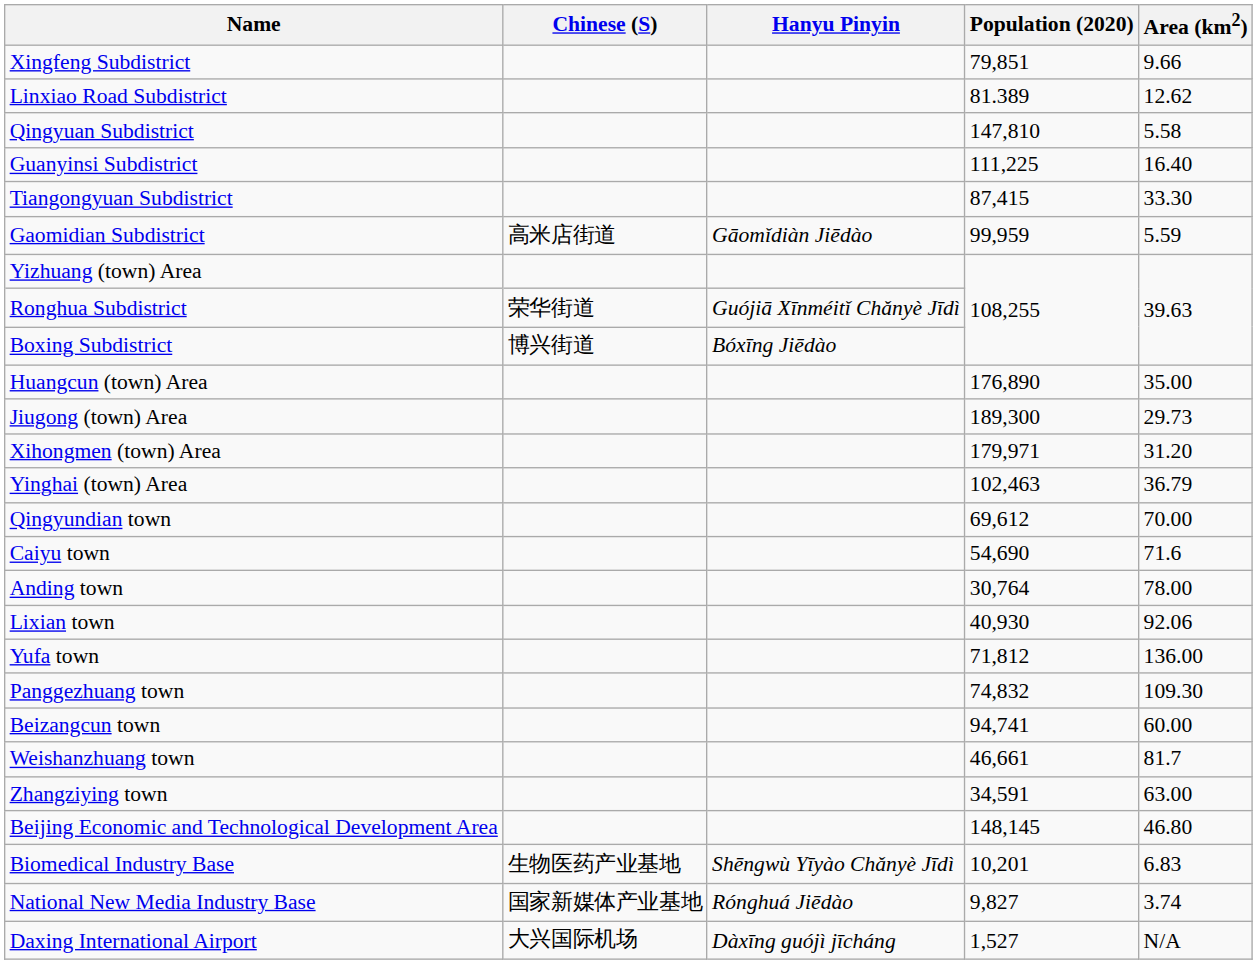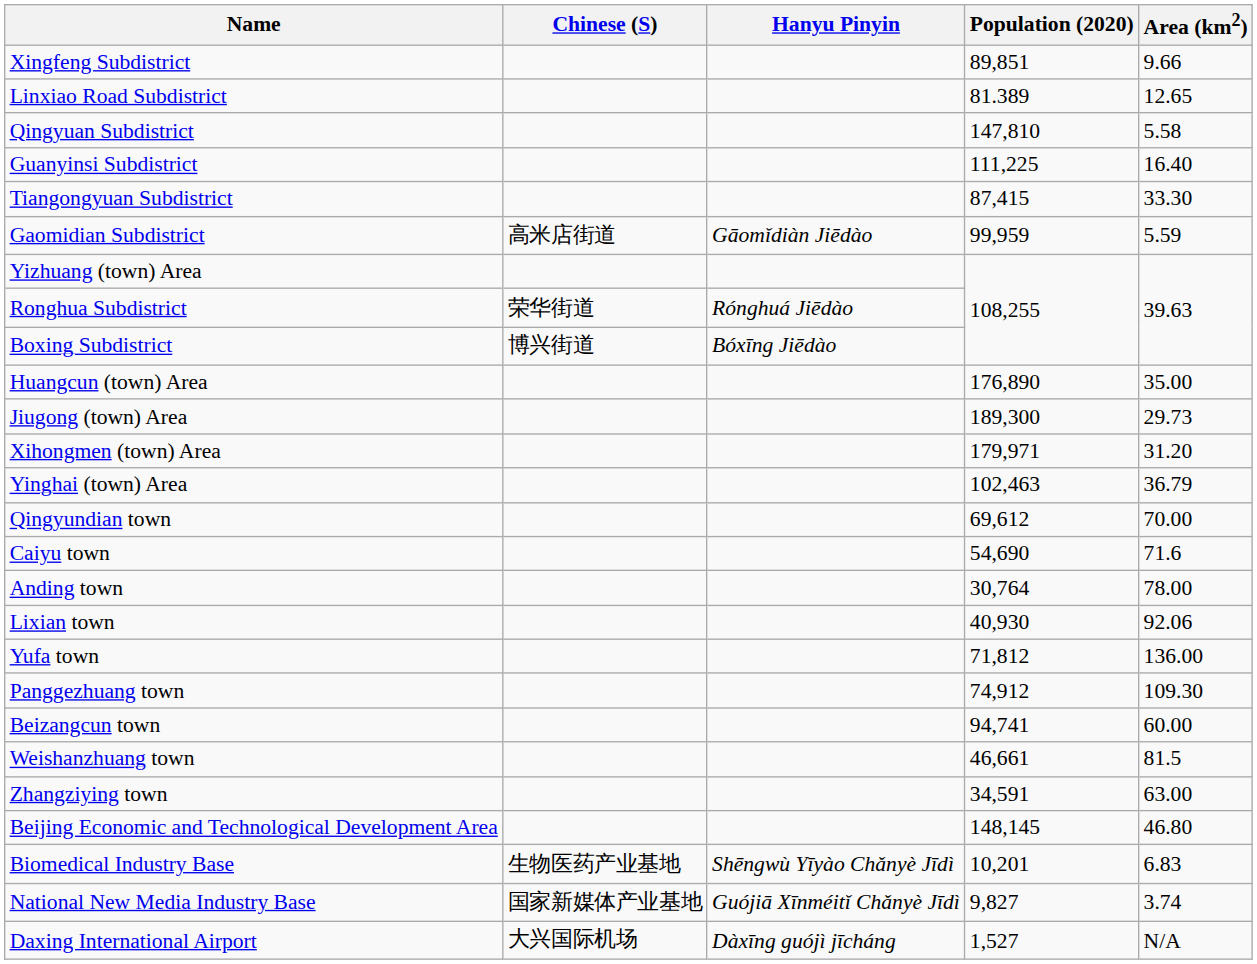(1000, 61) 79,851 -> (1000, 61) 89,851
(1168, 95) 12.62 -> (1168, 95) 12.65
(836, 307) Guójiā Xīnméitǐ Chǎnyè Jīdì -> (783, 307) Rónghuá Jiēdào
(1000, 690) 74,832 -> (1000, 690) 74,912
(1163, 759) 81.7 -> (1163, 759) 81.5
(783, 902) Rónghuá Jiēdào -> (836, 902) Guójiā Xīnméitǐ Chǎnyè Jīdì
